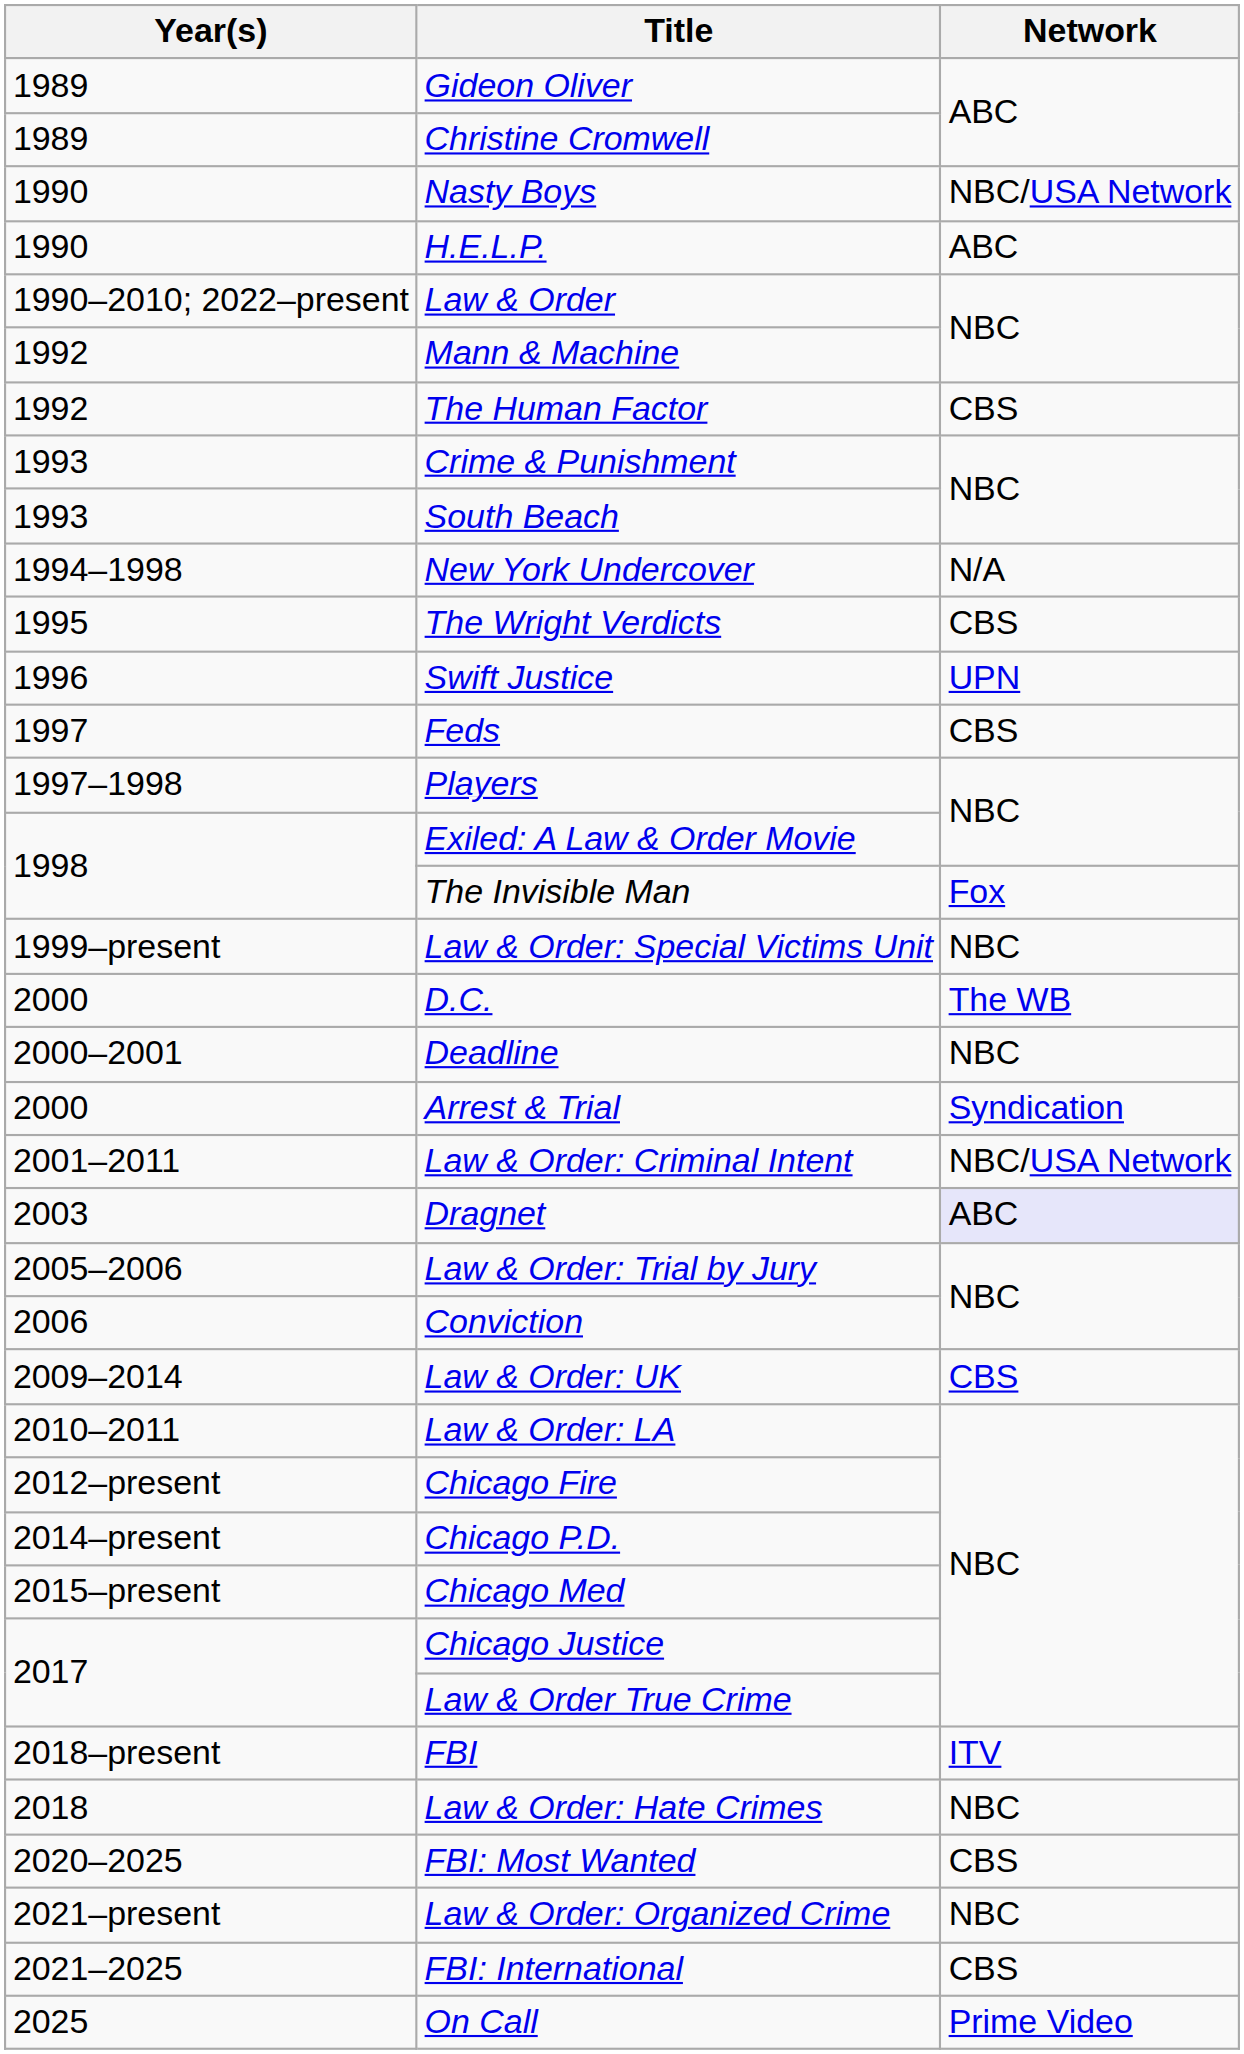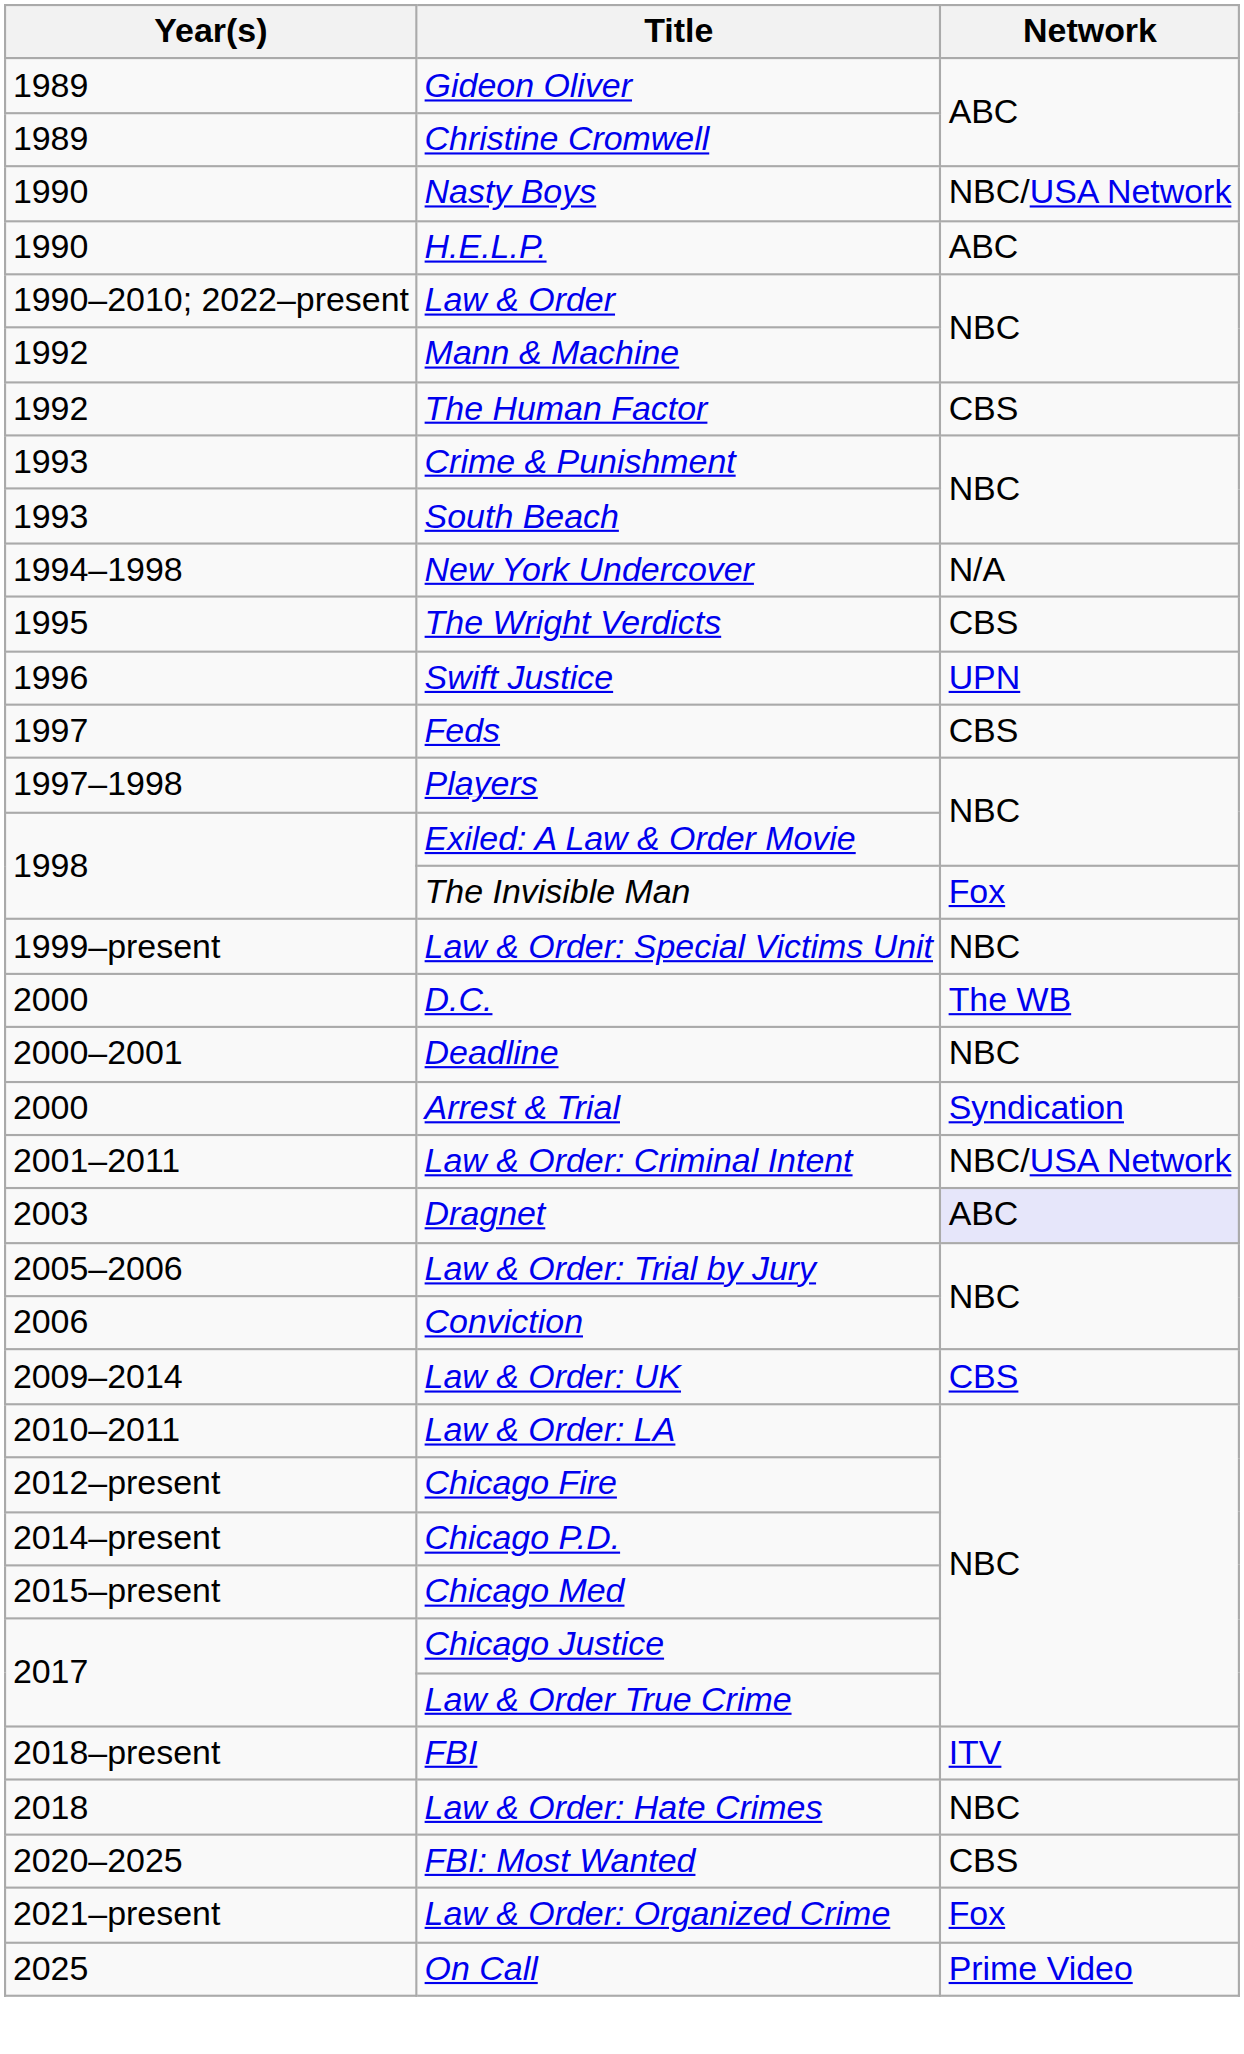(984, 1914) NBC -> (977, 1914) Fox
- row: (554, 1968)
